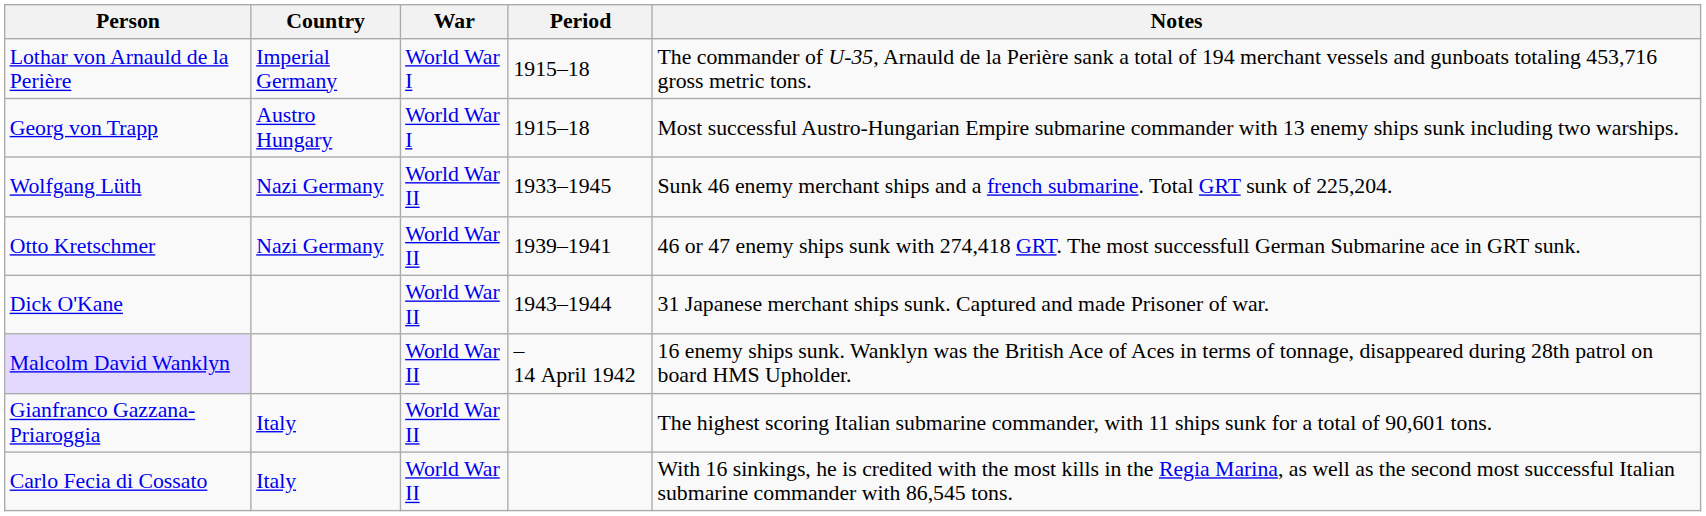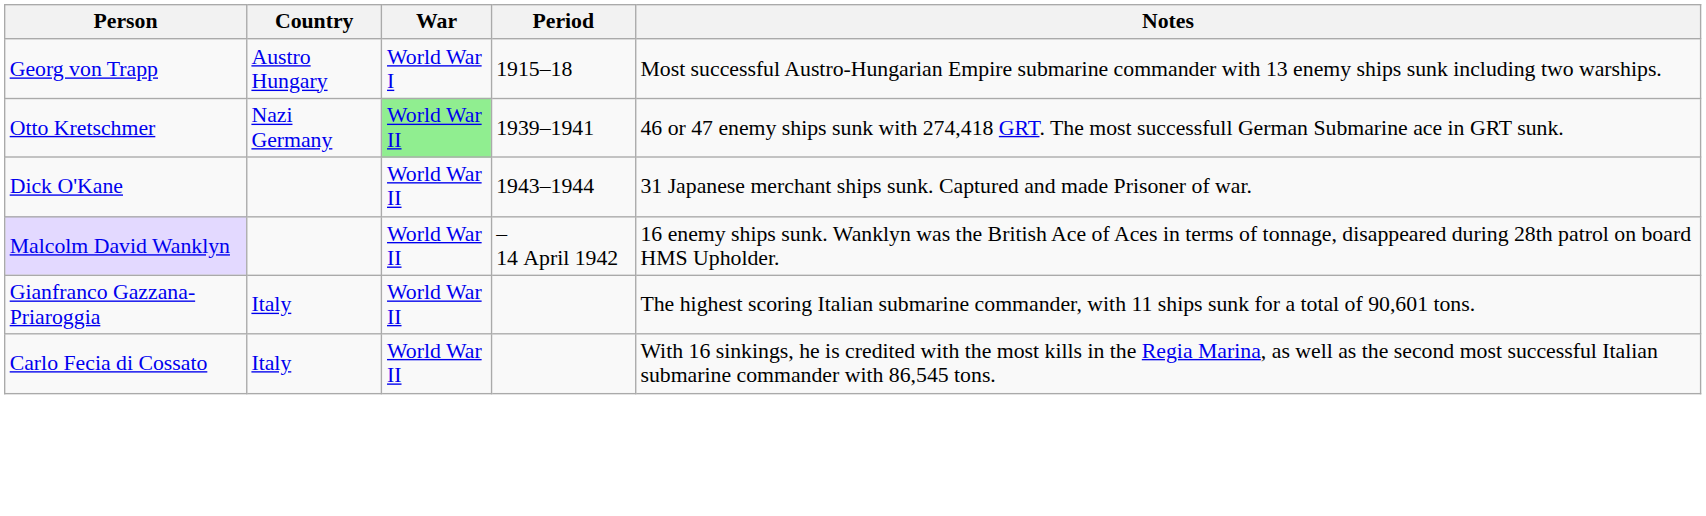- row: (119, 68)
- row: (76, 186)
(452, 245) no background -> (434, 127) lightgreen background
